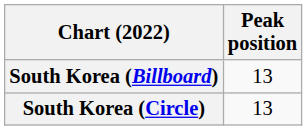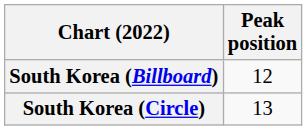(263, 76) 13 -> (263, 76) 12
